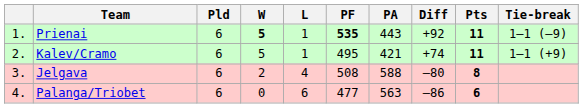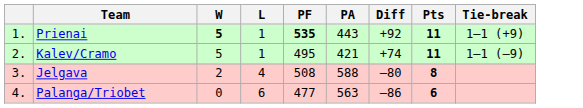- column: (219, 14)
(538, 34) 1–1 (–9) -> (495, 34) 1–1 (+9)
(538, 54) 1–1 (+9) -> (495, 54) 1–1 (–9)
